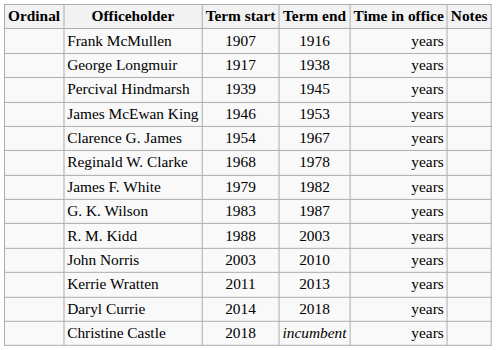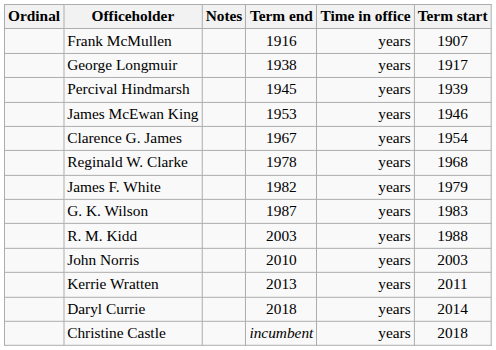columns swapped: (241, 16) <-> (469, 16)
